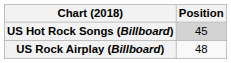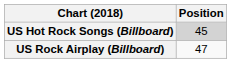(201, 49) 48 -> (201, 49) 47
